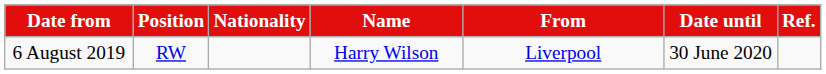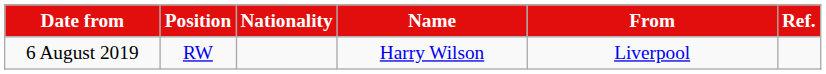- column: (721, 20)
